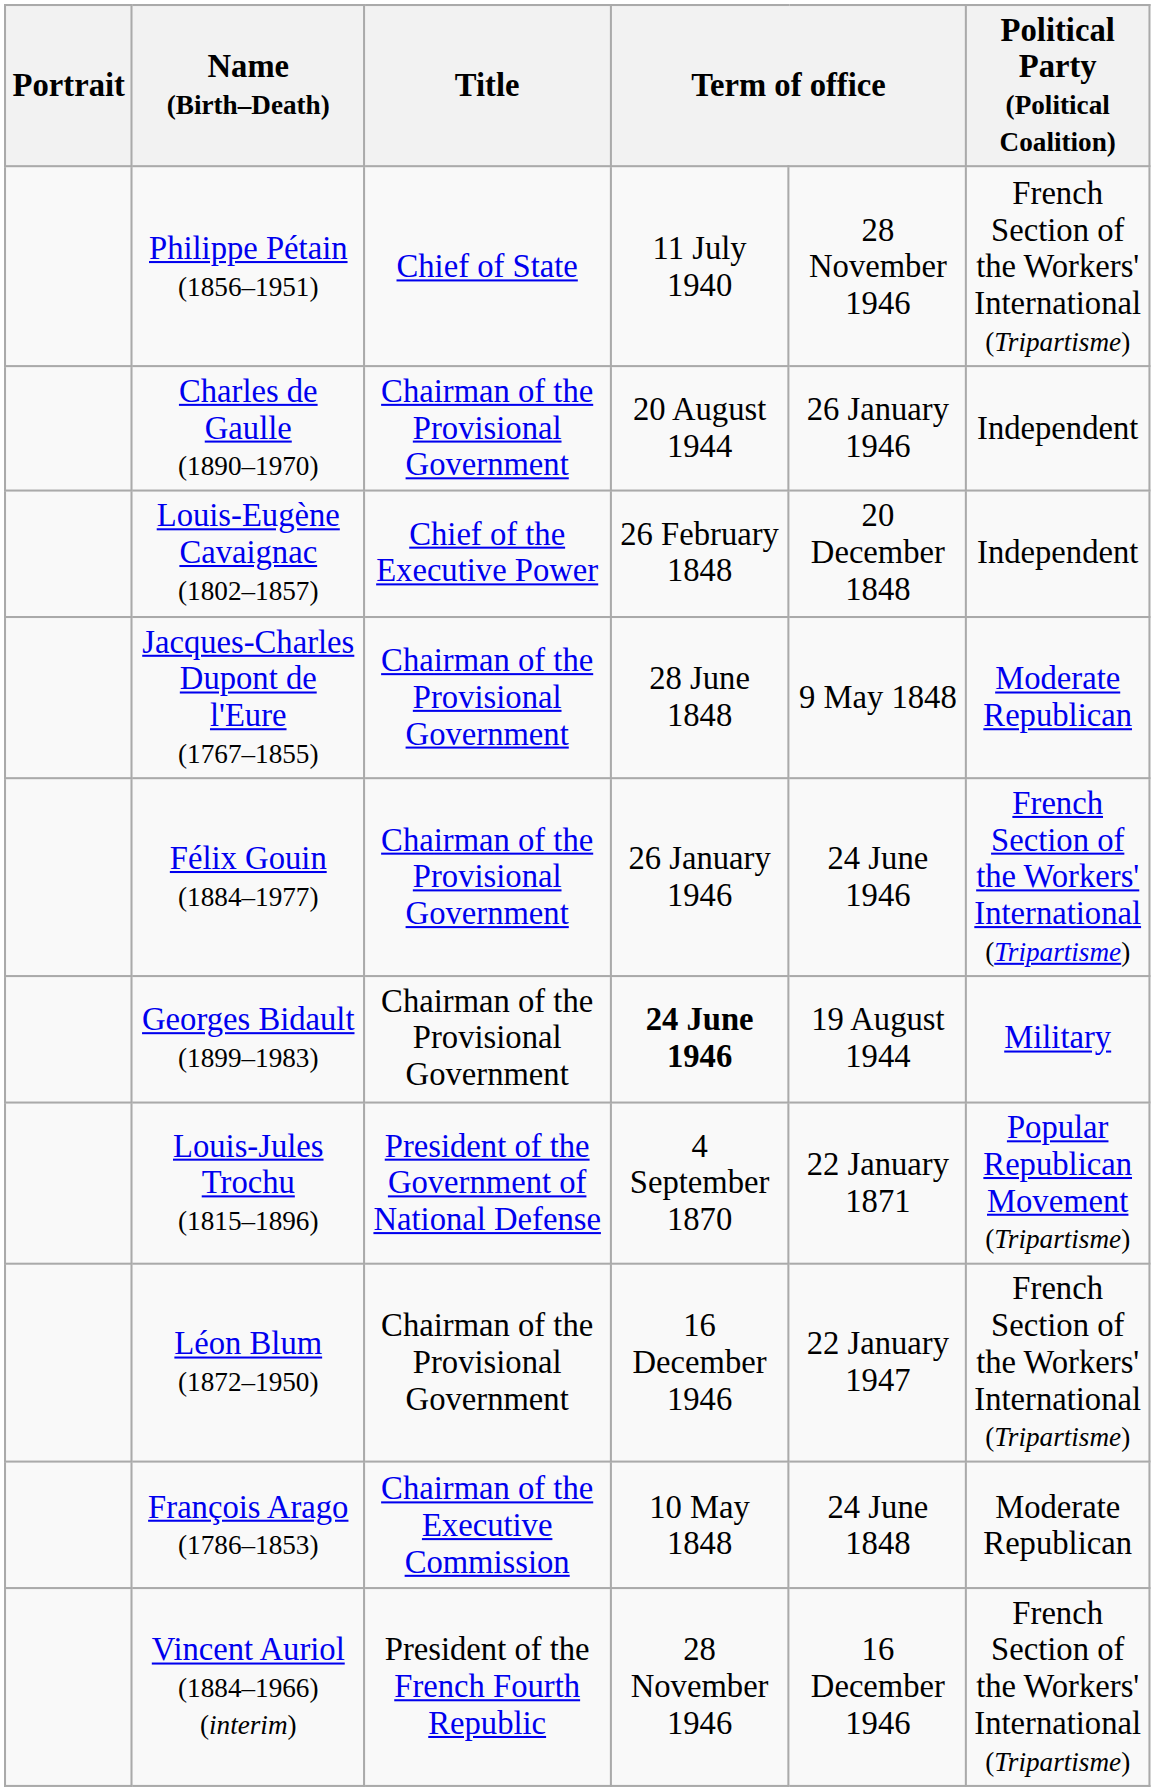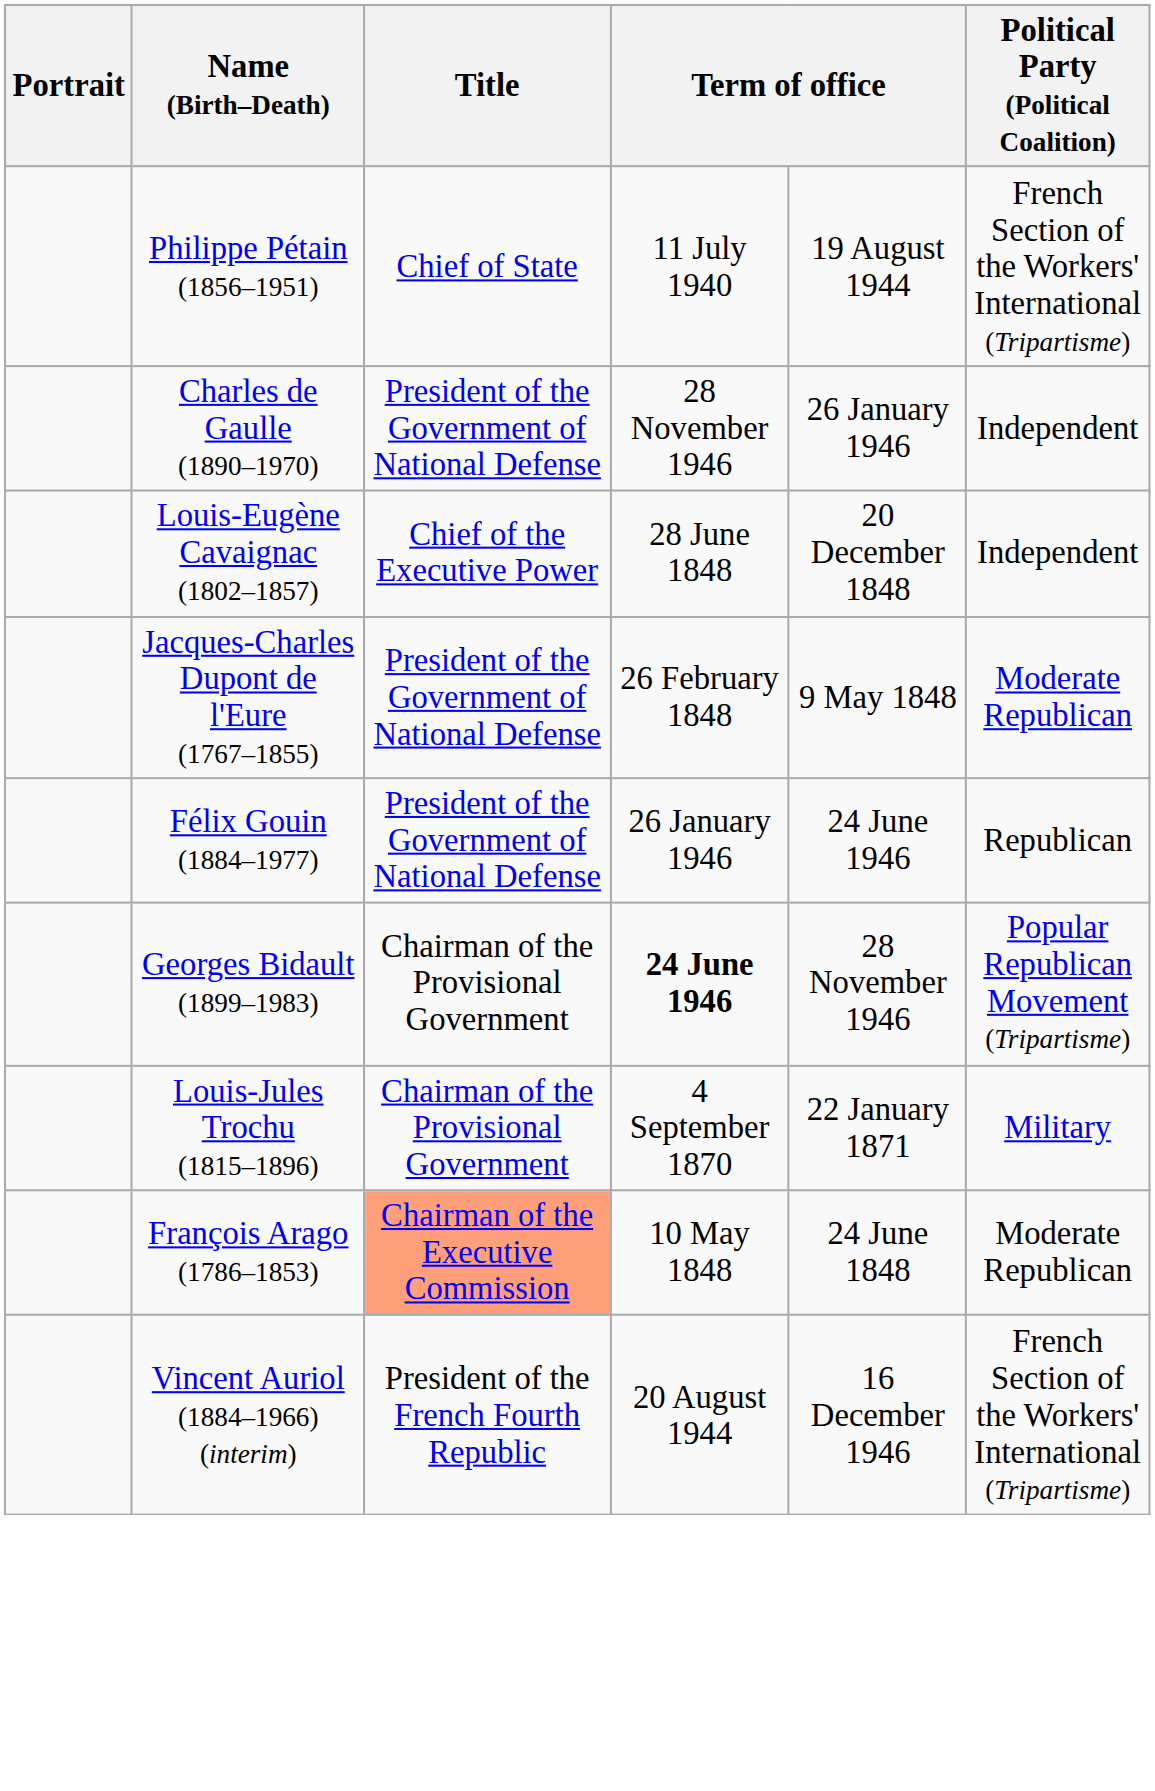(878, 265) 28 November 1946 -> (878, 265) 19 August 1944
(487, 427) Chairman of the Provisional Government -> (487, 427) President of the Government of National Defense
(700, 427) 20 August 1944 -> (700, 427) 28 November 1946
(700, 552) 26 February 1848 -> (700, 552) 28 June 1848
(487, 696) Chairman of the Provisional Government -> (487, 696) President of the Government of National Defense
(700, 696) 28 June 1848 -> (700, 696) 26 February 1848
(487, 876) Chairman of the Provisional Government -> (487, 840) President of the Government of National Defense
(1058, 876) French Section of the Workers' International (Tripartisme) -> (1058, 840) Republican
(878, 1038) 19 August 1944 -> (878, 983) 28 November 1946
(1058, 1038) Military -> (1058, 983) Popular Republican Movement (Tripartisme)
(487, 1182) President of the Government of National Defense -> (487, 1127) Chairman of the Provisional Government
(1058, 1182) Popular Republican Movement (Tripartisme) -> (1058, 1127) Military
- row: (248, 1362)
(487, 1524) no background -> (487, 1252) lightsalmon background
(700, 1686) 28 November 1946 -> (700, 1414) 20 August 1944
